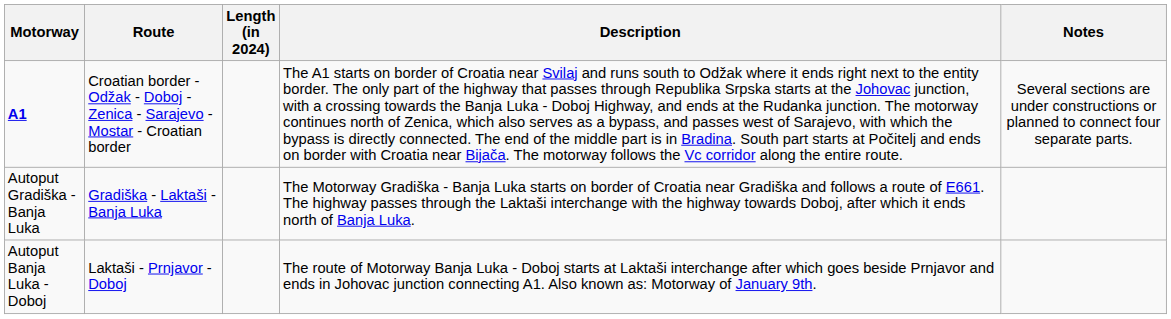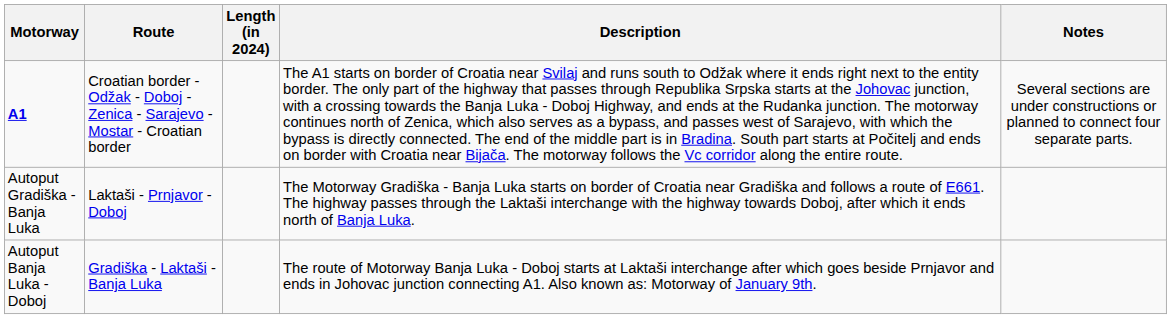(152, 203) Gradiška - Laktaši - Banja Luka -> (150, 203) Laktaši - Prnjavor - Doboj
(150, 276) Laktaši - Prnjavor - Doboj -> (152, 276) Gradiška - Laktaši - Banja Luka
